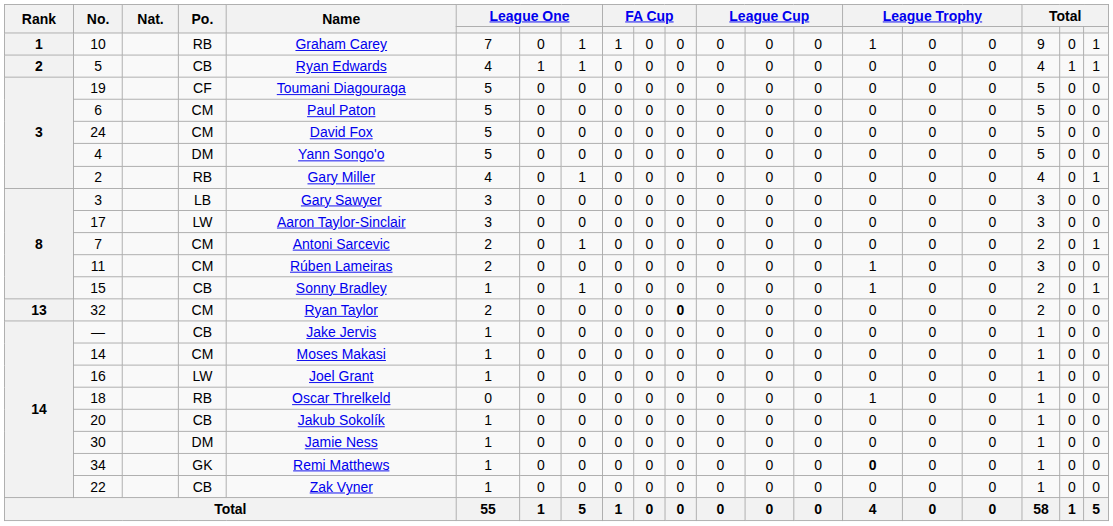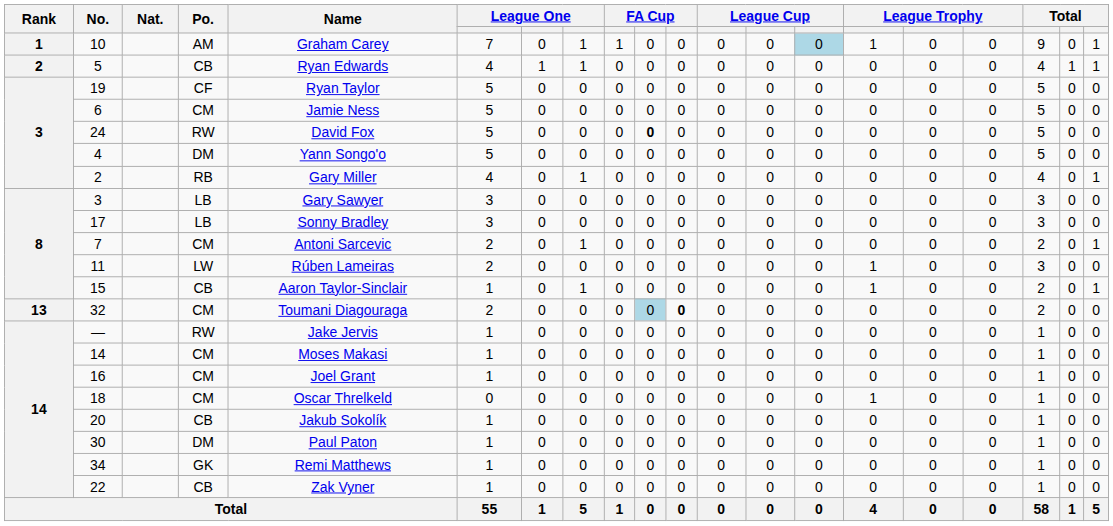(202, 44) RB -> (203, 44) AM
(818, 44) no background -> (819, 44) lightblue background
(341, 89) Toumani Diagouraga -> (343, 89) Ryan Taylor
(341, 111) Paul Paton -> (343, 111) Jamie Ness
(202, 133) CM -> (203, 133) RW
(649, 133) normal -> (650, 133) bold
(202, 221) LW -> (203, 221) LB
(341, 221) Aaron Taylor-Sinclair -> (343, 221) Sonny Bradley
(202, 266) CM -> (203, 266) LW
(341, 288) Sonny Bradley -> (343, 288) Aaron Taylor-Sinclair
(341, 310) Ryan Taylor -> (343, 310) Toumani Diagouraga
(649, 310) no background -> (650, 310) lightblue background
(202, 332) CB -> (203, 332) RW
(202, 376) LW -> (203, 376) CM
(202, 399) RB -> (203, 399) CM
(341, 443) Jamie Ness -> (343, 443) Paul Paton
(873, 465) bold -> (873, 465) normal
